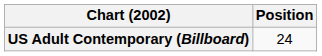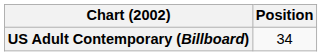(285, 39) 24 -> (285, 39) 34
